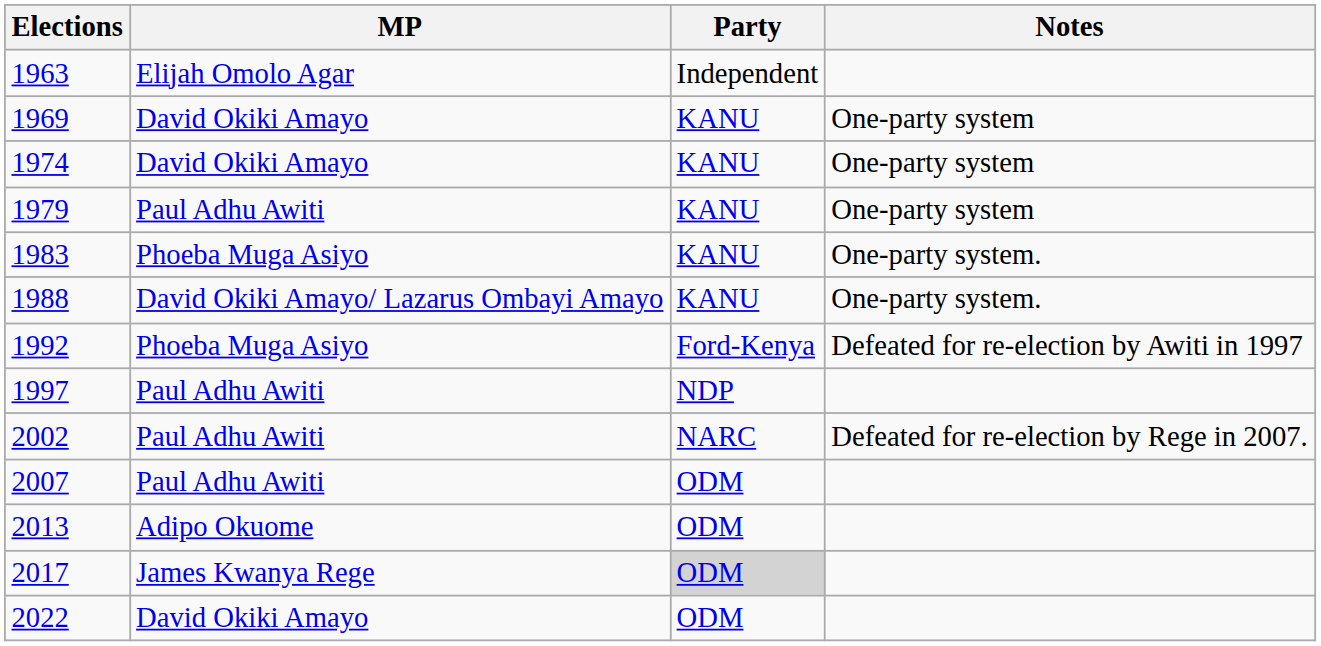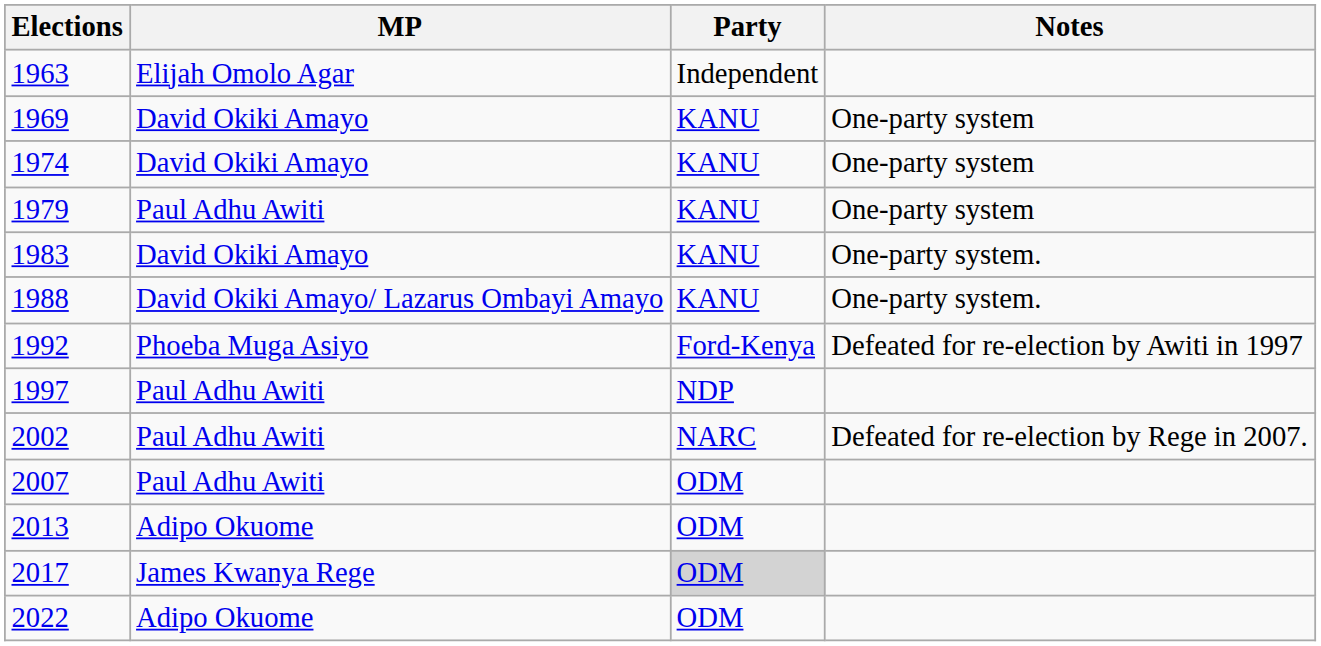(252, 254) Phoeba Muga Asiyo -> (252, 254) David Okiki Amayo
(252, 617) David Okiki Amayo -> (225, 617) Adipo Okuome
